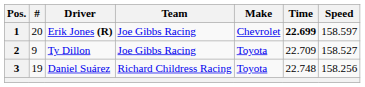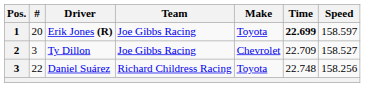(259, 32) Chevrolet -> (252, 32) Toyota
(34, 50) 9 -> (34, 50) 3
(252, 50) Toyota -> (259, 50) Chevrolet
(37, 68) 19 -> (37, 68) 22
